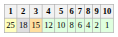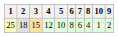columns swapped: (97, 11) <-> (107, 11)
